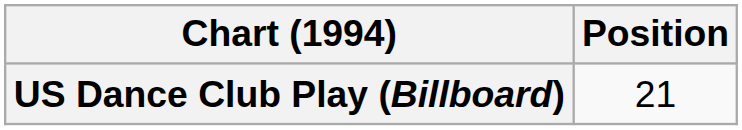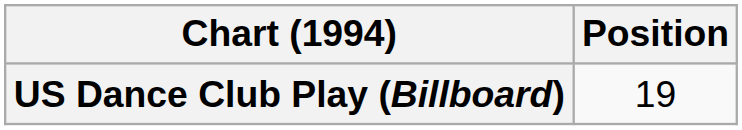(656, 93) 21 -> (656, 93) 19
